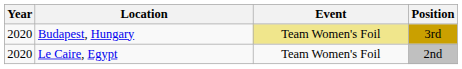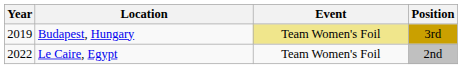(20, 34) 2020 -> (20, 34) 2019
(20, 53) 2020 -> (20, 53) 2022
